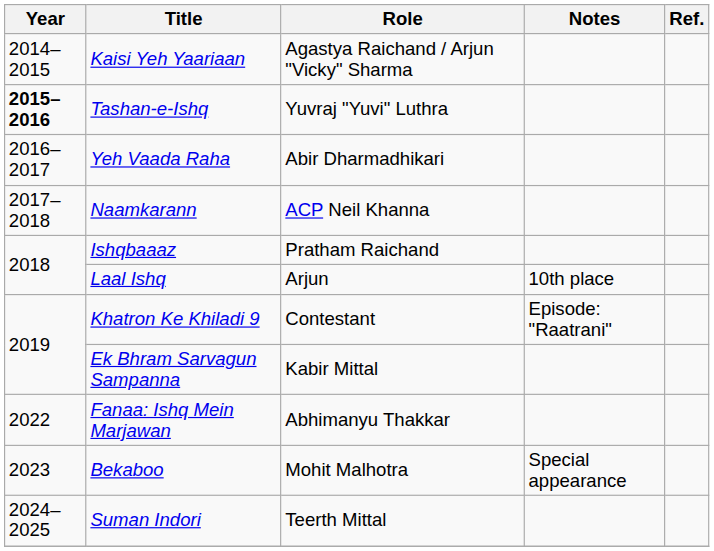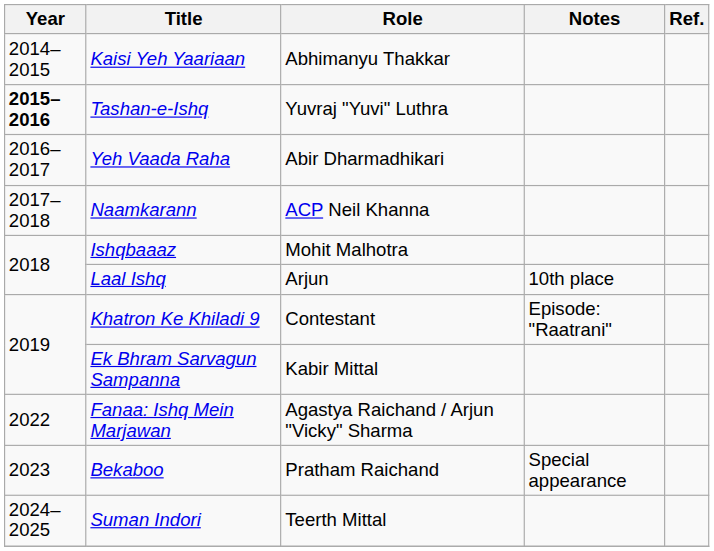(390, 59) Agastya Raichand / Arjun "Vicky" Sharma -> (368, 59) Abhimanyu Thakkar
(362, 249) Pratham Raichand -> (347, 249) Mohit Malhotra
(368, 419) Abhimanyu Thakkar -> (390, 419) Agastya Raichand / Arjun "Vicky" Sharma
(347, 470) Mohit Malhotra -> (362, 470) Pratham Raichand
